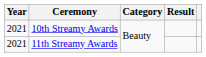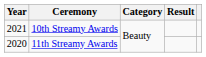(17, 44) 2021 -> (17, 44) 2020
